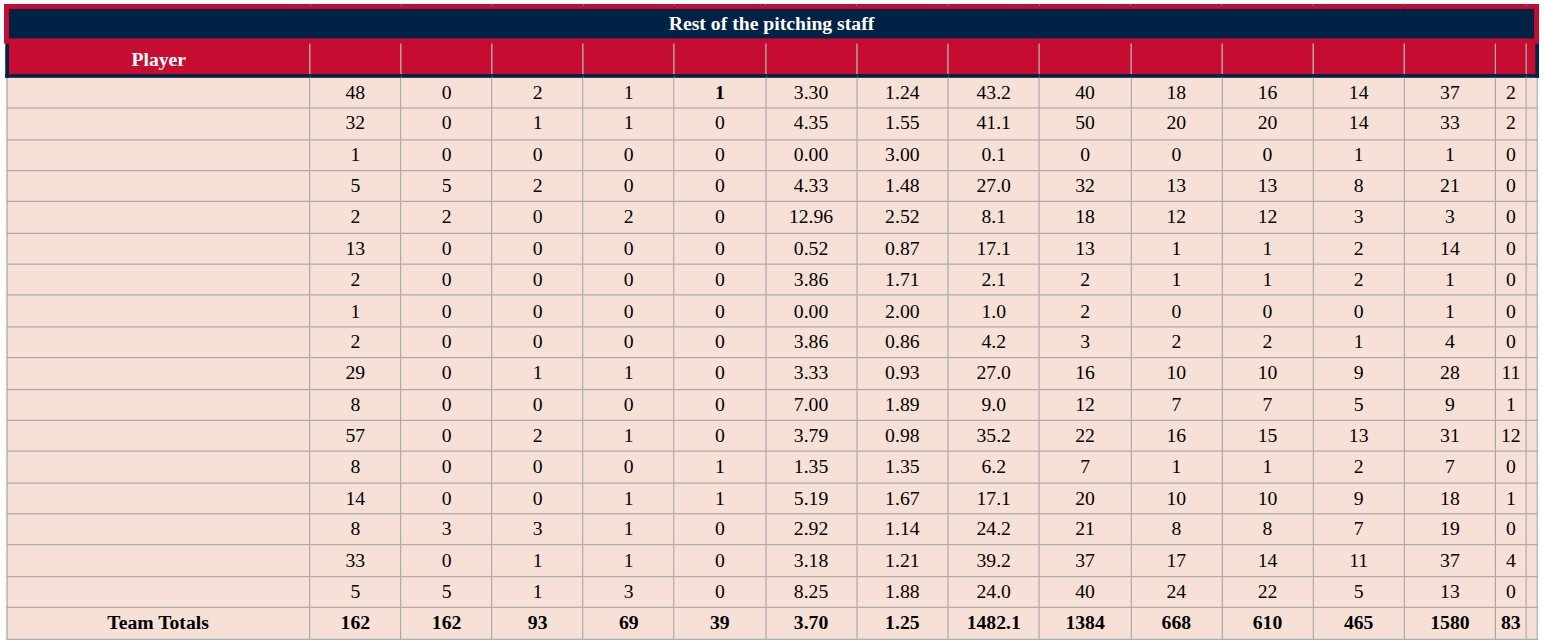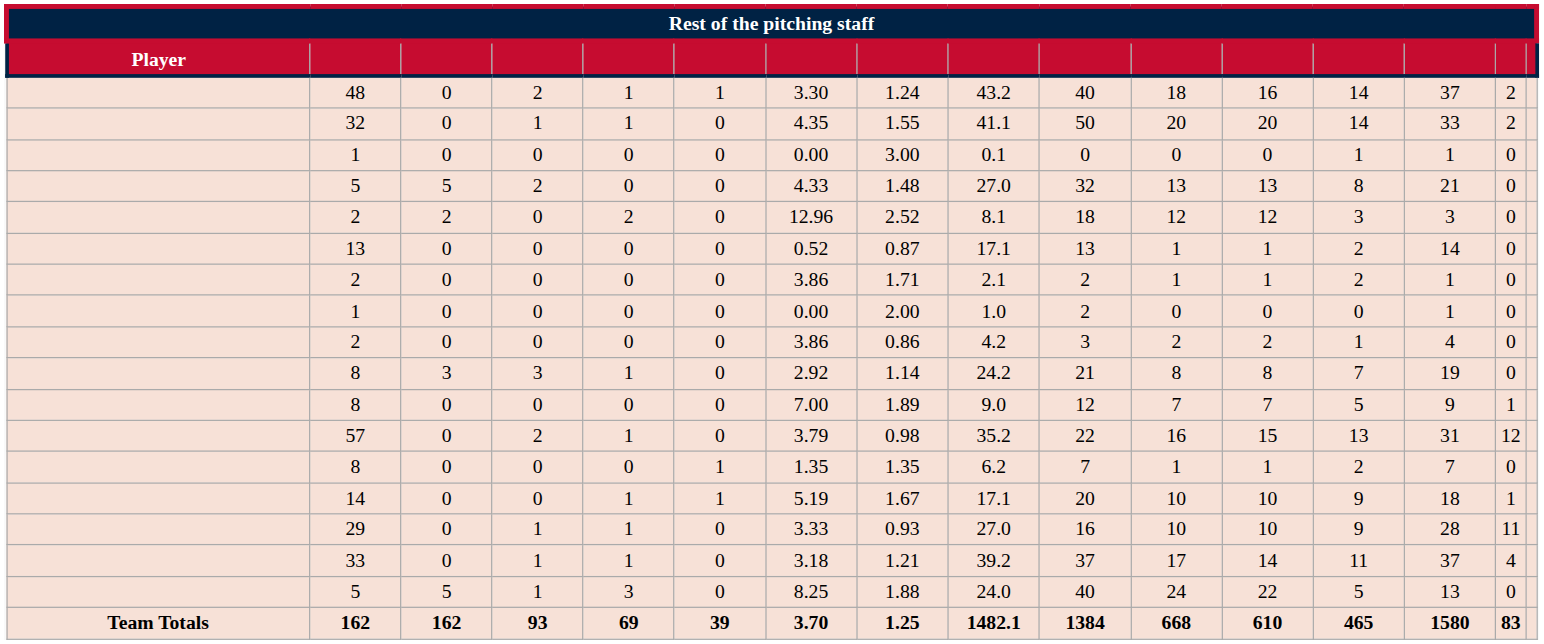(720, 92) bold -> (720, 92) normal
rows swapped: (355, 373) <-> (355, 529)
